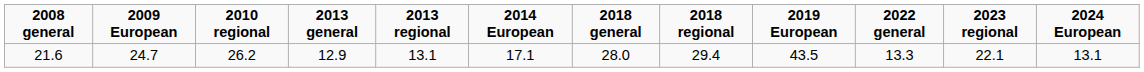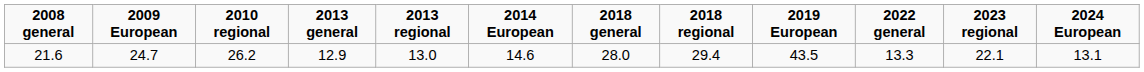(422, 55) 13.1 -> (422, 55) 13.0
(520, 55) 17.1 -> (520, 55) 14.6
